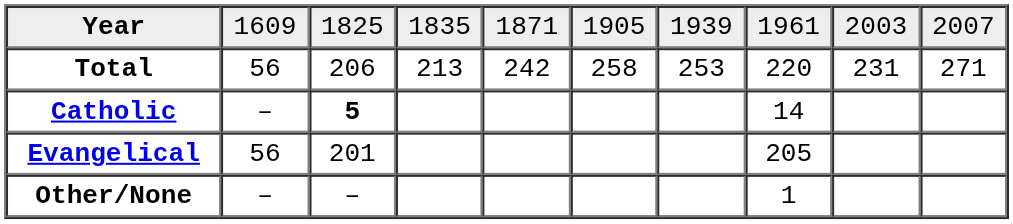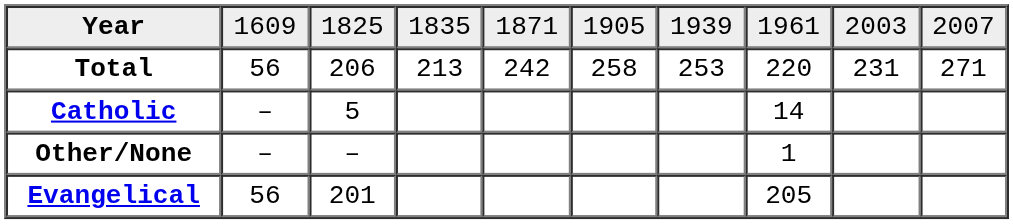(352, 112) bold -> (352, 112) normal
rows swapped: (114, 154) <-> (114, 196)
